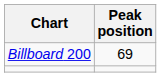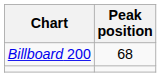(125, 54) 69 -> (125, 54) 68
